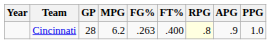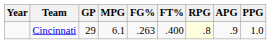(90, 30) 28 -> (90, 30) 29
(118, 30) 6.2 -> (118, 30) 6.1
